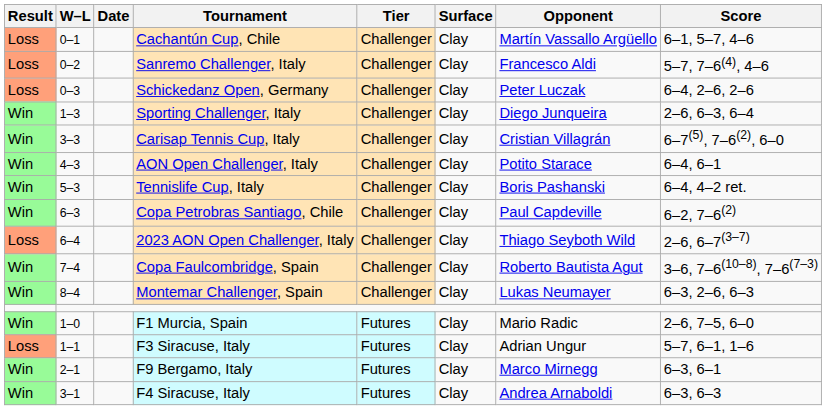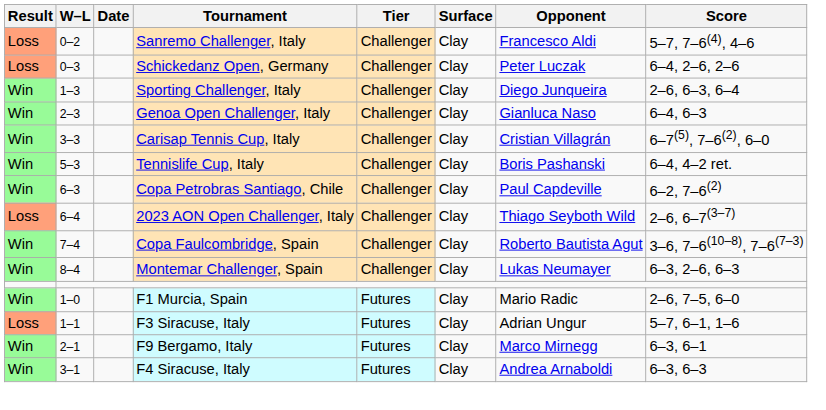- row: (208, 39)
+ row: (233, 113)
- row: (227, 164)
